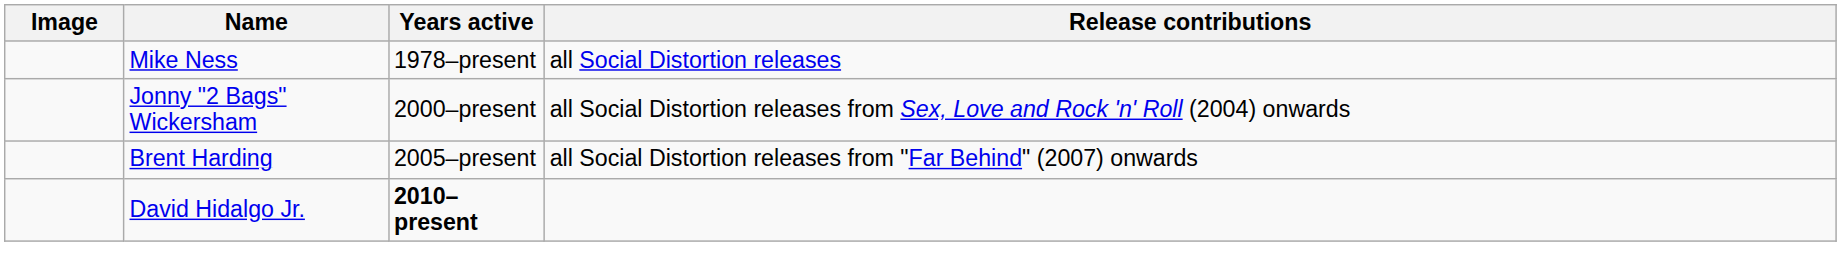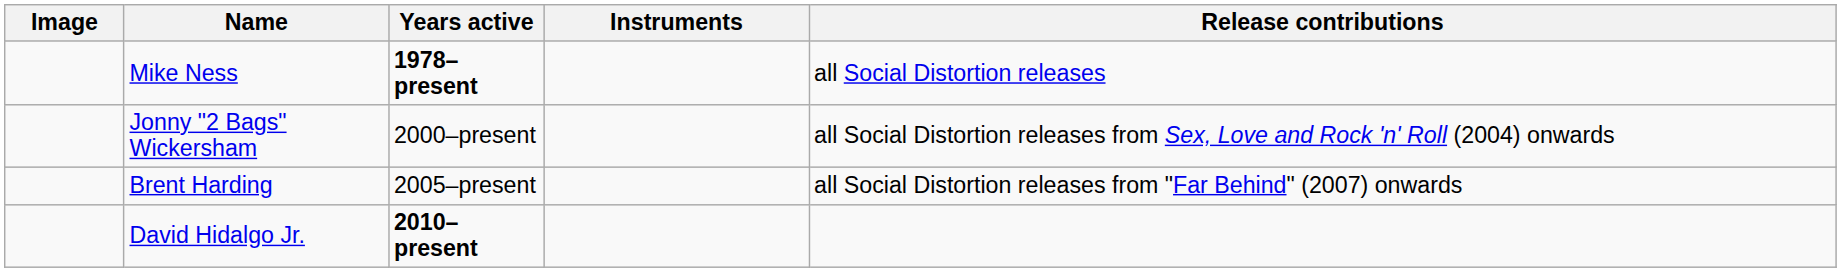+ column: (677, 22)
(465, 59) normal -> (436, 72) bold
